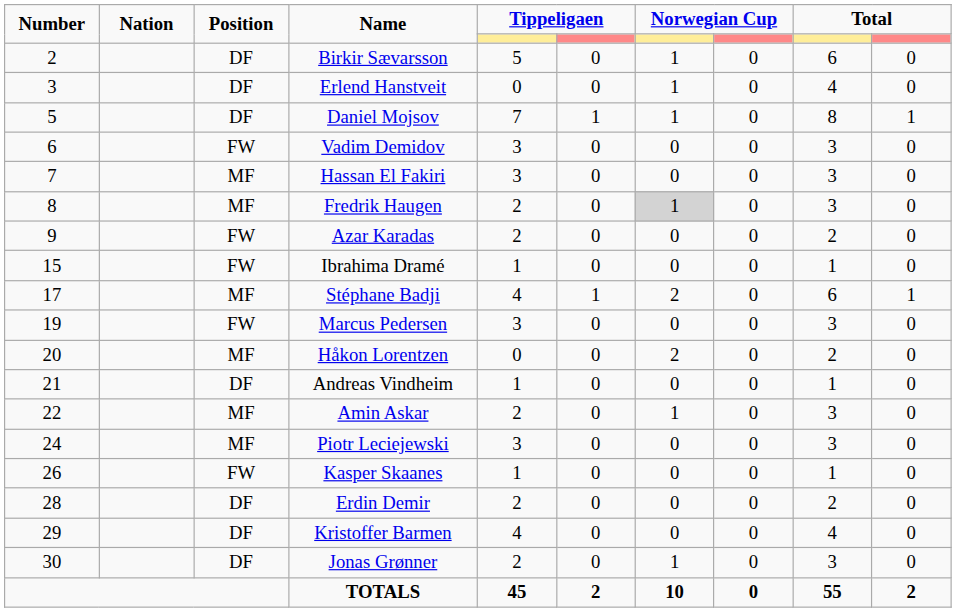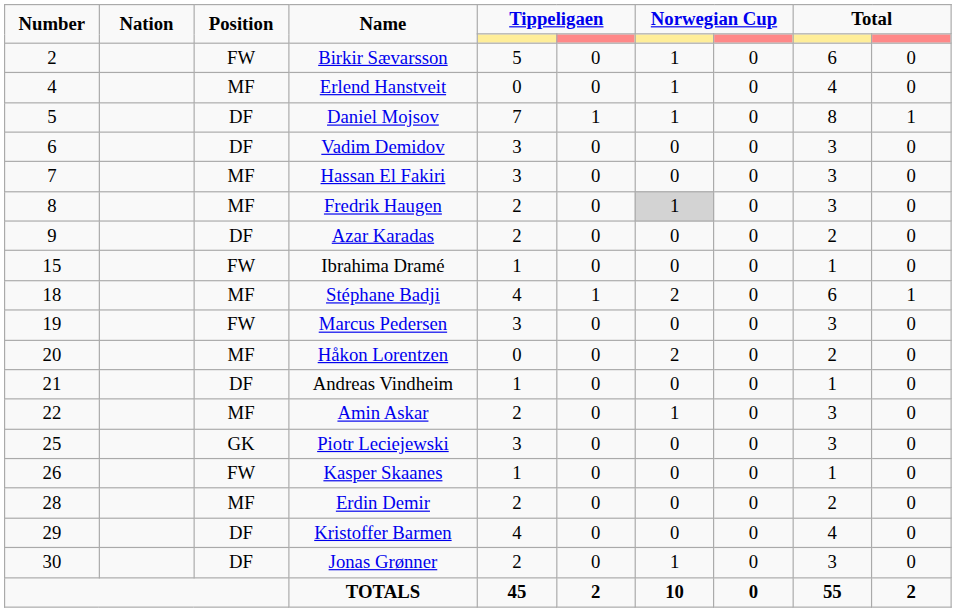(241, 57) DF -> (241, 57) FW
(52, 87) 3 -> (52, 87) 4
(241, 87) DF -> (241, 87) MF
(241, 146) FW -> (241, 146) DF
(241, 235) FW -> (241, 235) DF
(52, 295) 17 -> (52, 295) 18
(52, 443) 24 -> (52, 443) 25
(241, 443) MF -> (241, 443) GK
(241, 502) DF -> (241, 502) MF
